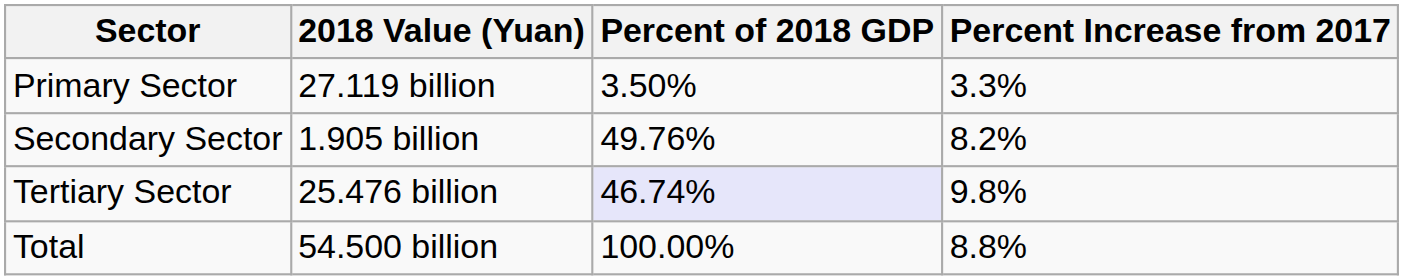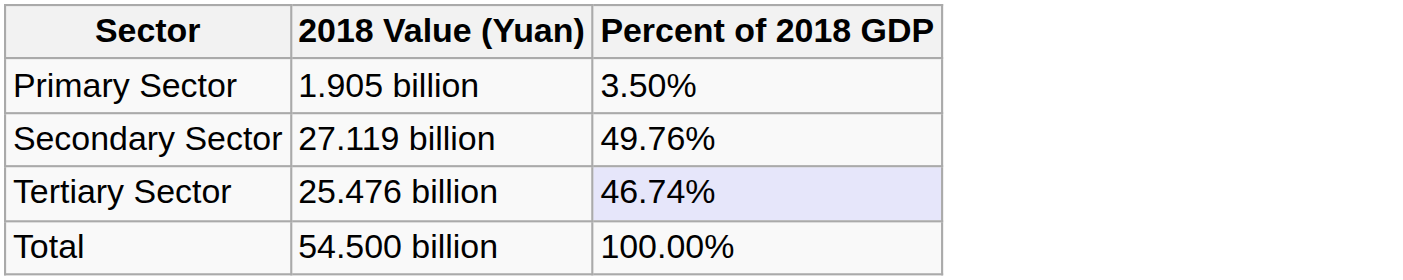- column: (1170, 31)
(397, 85) 27.119 billion -> (389, 85) 1.905 billion
(389, 138) 1.905 billion -> (397, 138) 27.119 billion
